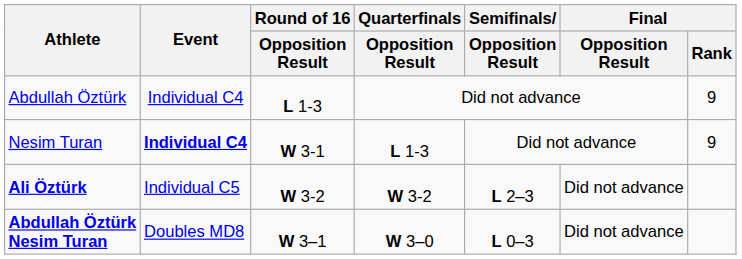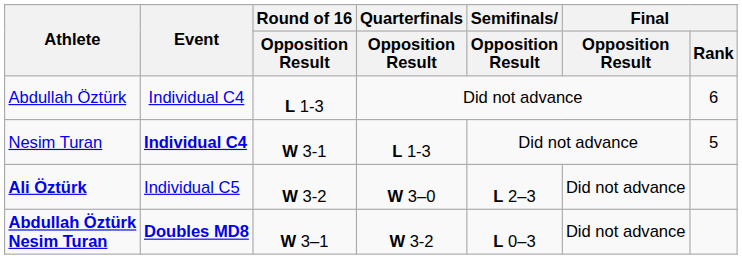(712, 98) 9 -> (714, 98) 6
(712, 143) 9 -> (714, 143) 5
(410, 196) W 3-2 -> (412, 196) W 3–0
(194, 232) normal -> (196, 232) bold
(410, 241) W 3–0 -> (411, 241) W 3-2
